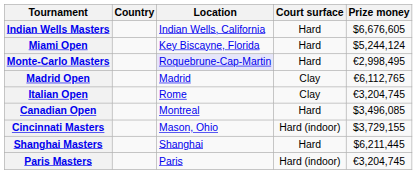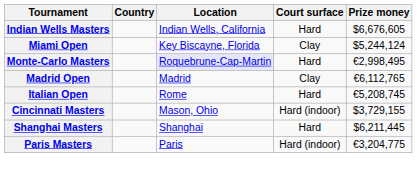(310, 45) Hard -> (310, 45) Clay
(310, 95) Clay -> (310, 95) Hard
(379, 95) €3,204,745 -> (379, 95) €5,208,745
- row: (58, 111)
(379, 161) €3,204,745 -> (379, 144) €3,204,775
